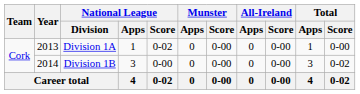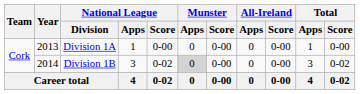(162, 47) 0-02 -> (162, 47) 0-00
(162, 64) 0-00 -> (162, 64) 0-02
(192, 64) no background -> (192, 64) lightgrey background
